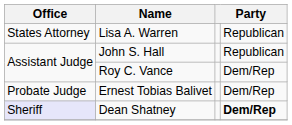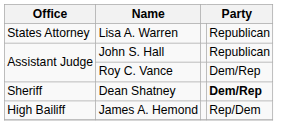- row: (155, 91)
(25, 110) lavender background -> (25, 91) no background
+ row: (148, 110)
